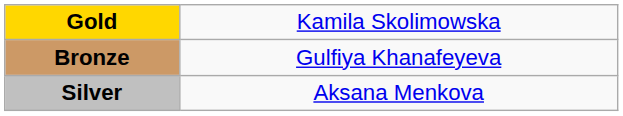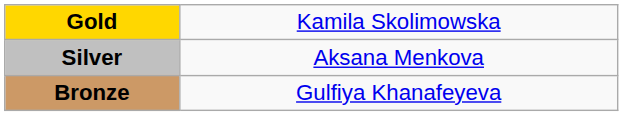rows swapped: (92, 92) <-> (92, 57)
